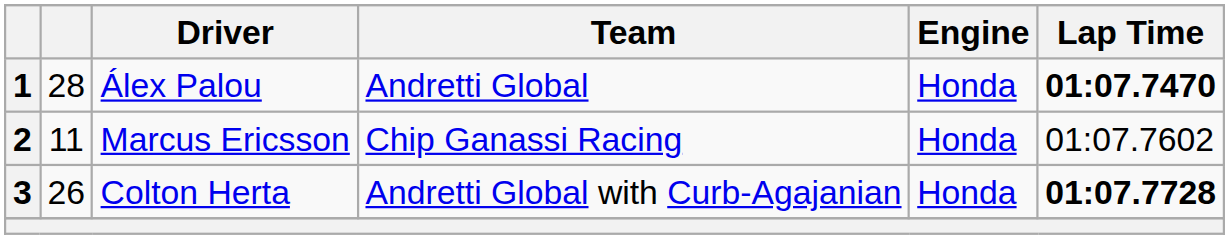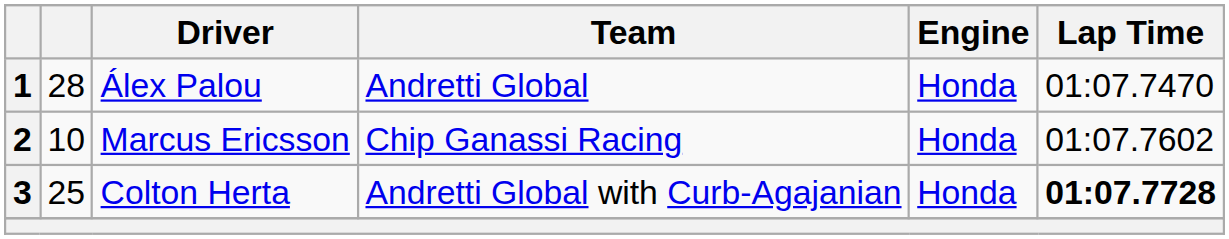(1131, 85) bold -> (1130, 85) normal
(66, 139) 11 -> (66, 139) 10
(66, 192) 26 -> (66, 192) 25
